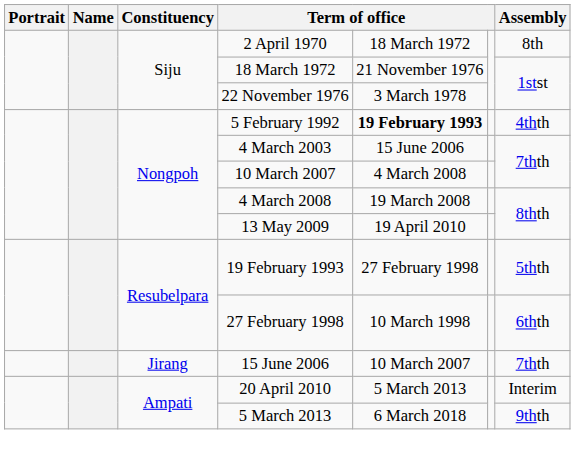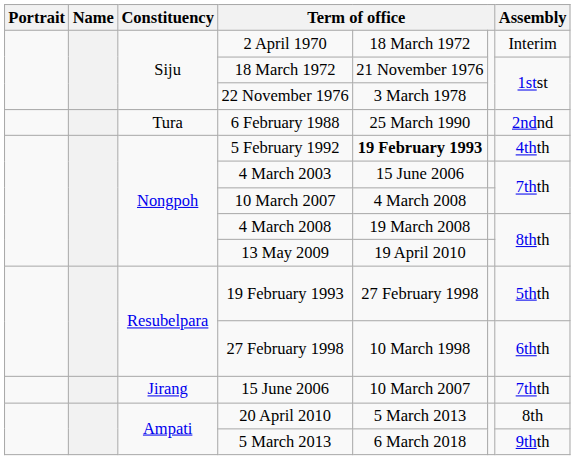(533, 43) 8th -> (533, 43) Interim
+ row: (285, 122)
(533, 389) Interim -> (533, 415) 8th
